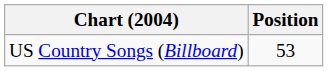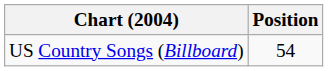(285, 50) 53 -> (285, 50) 54
